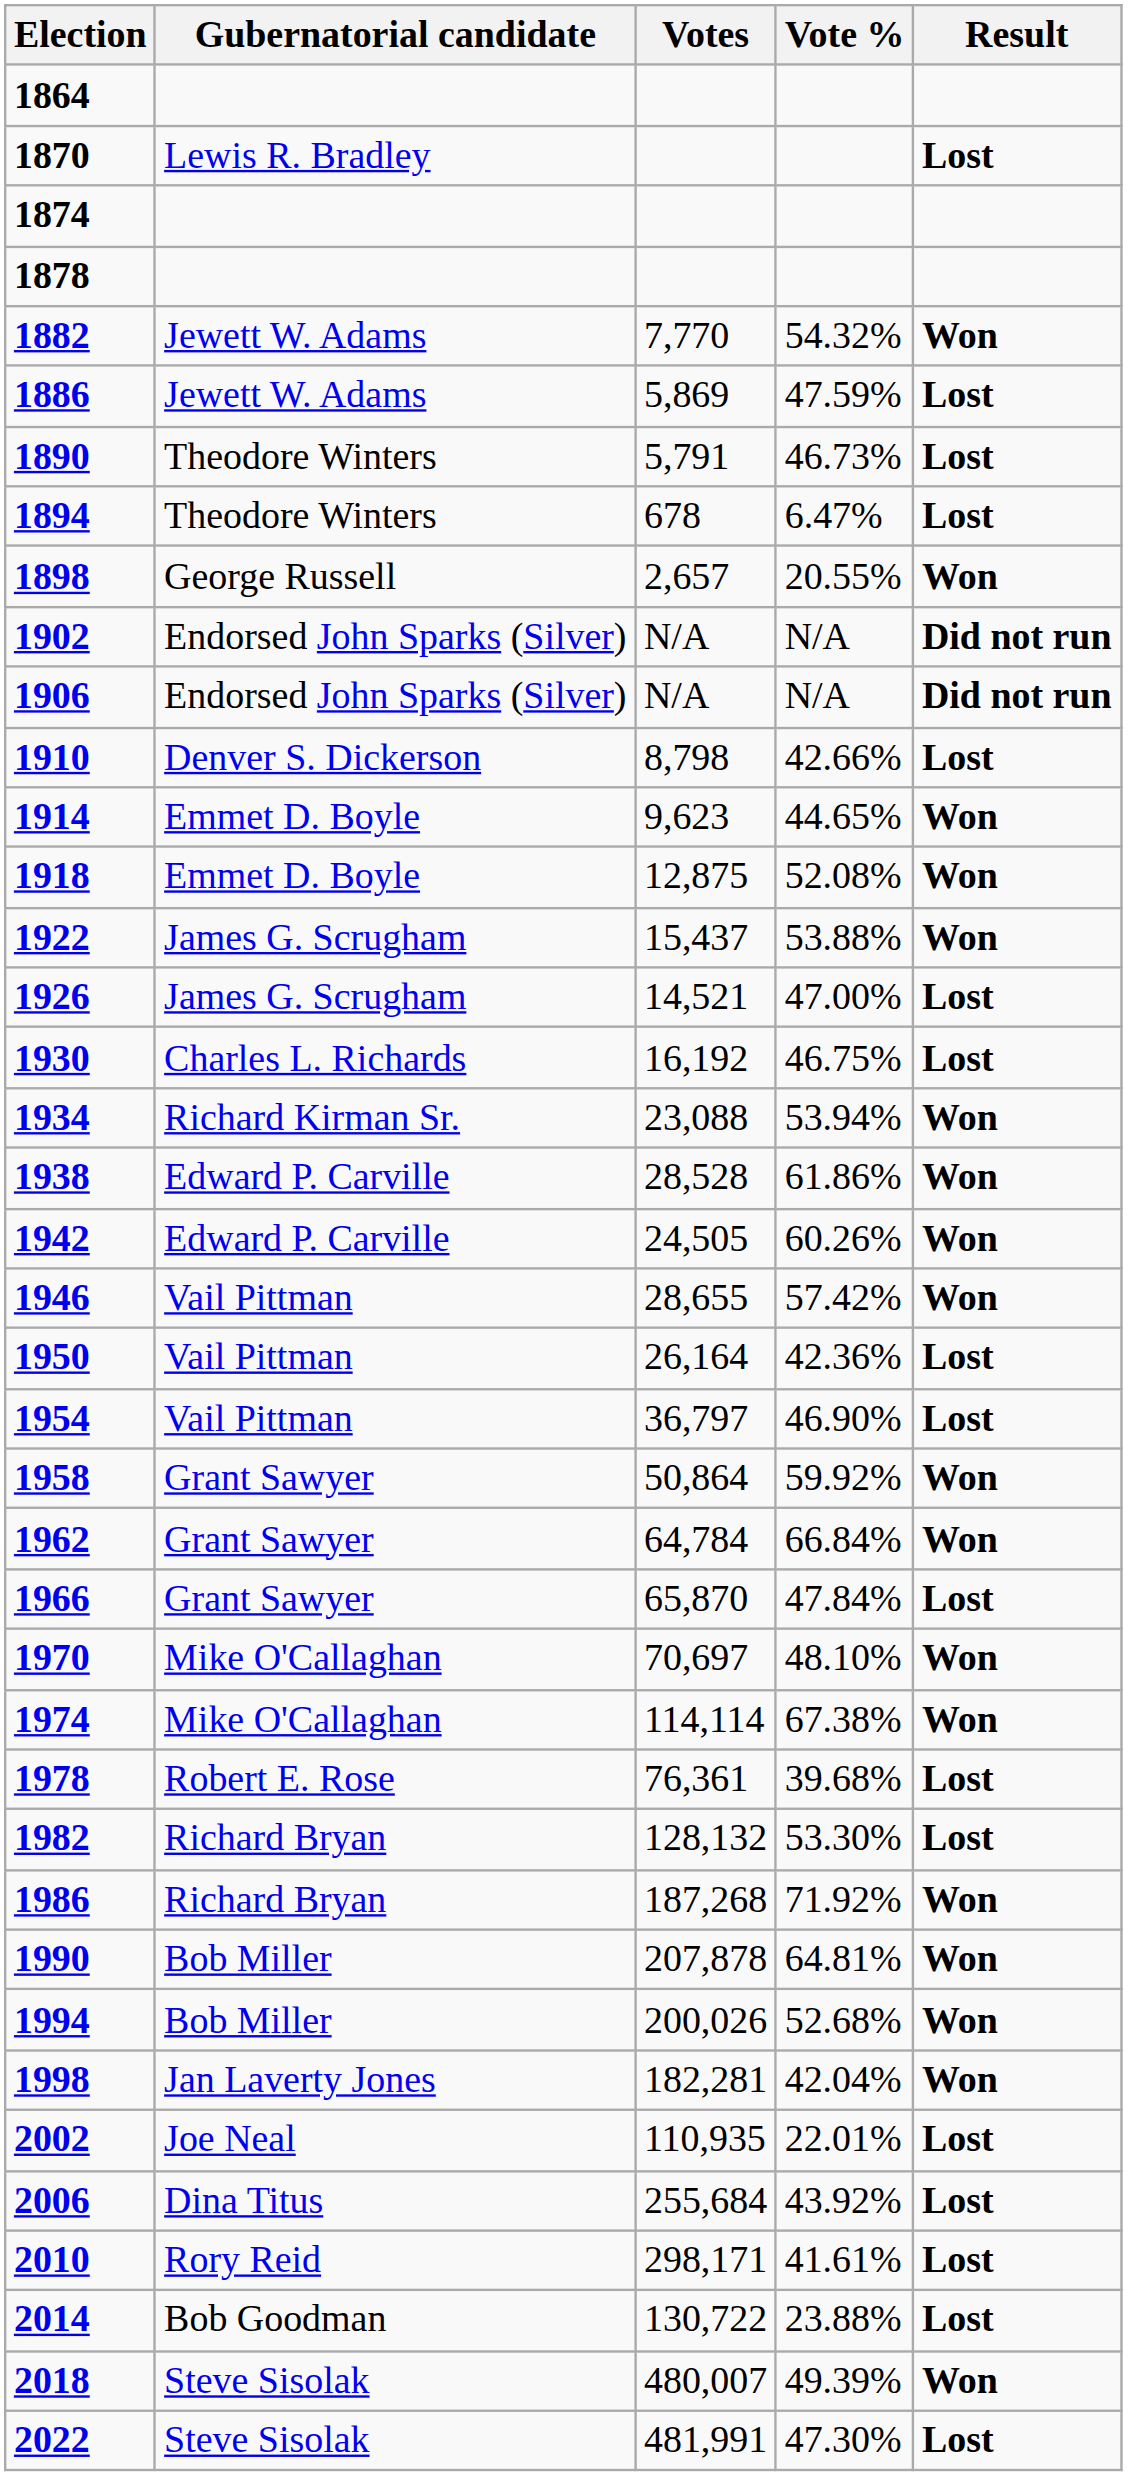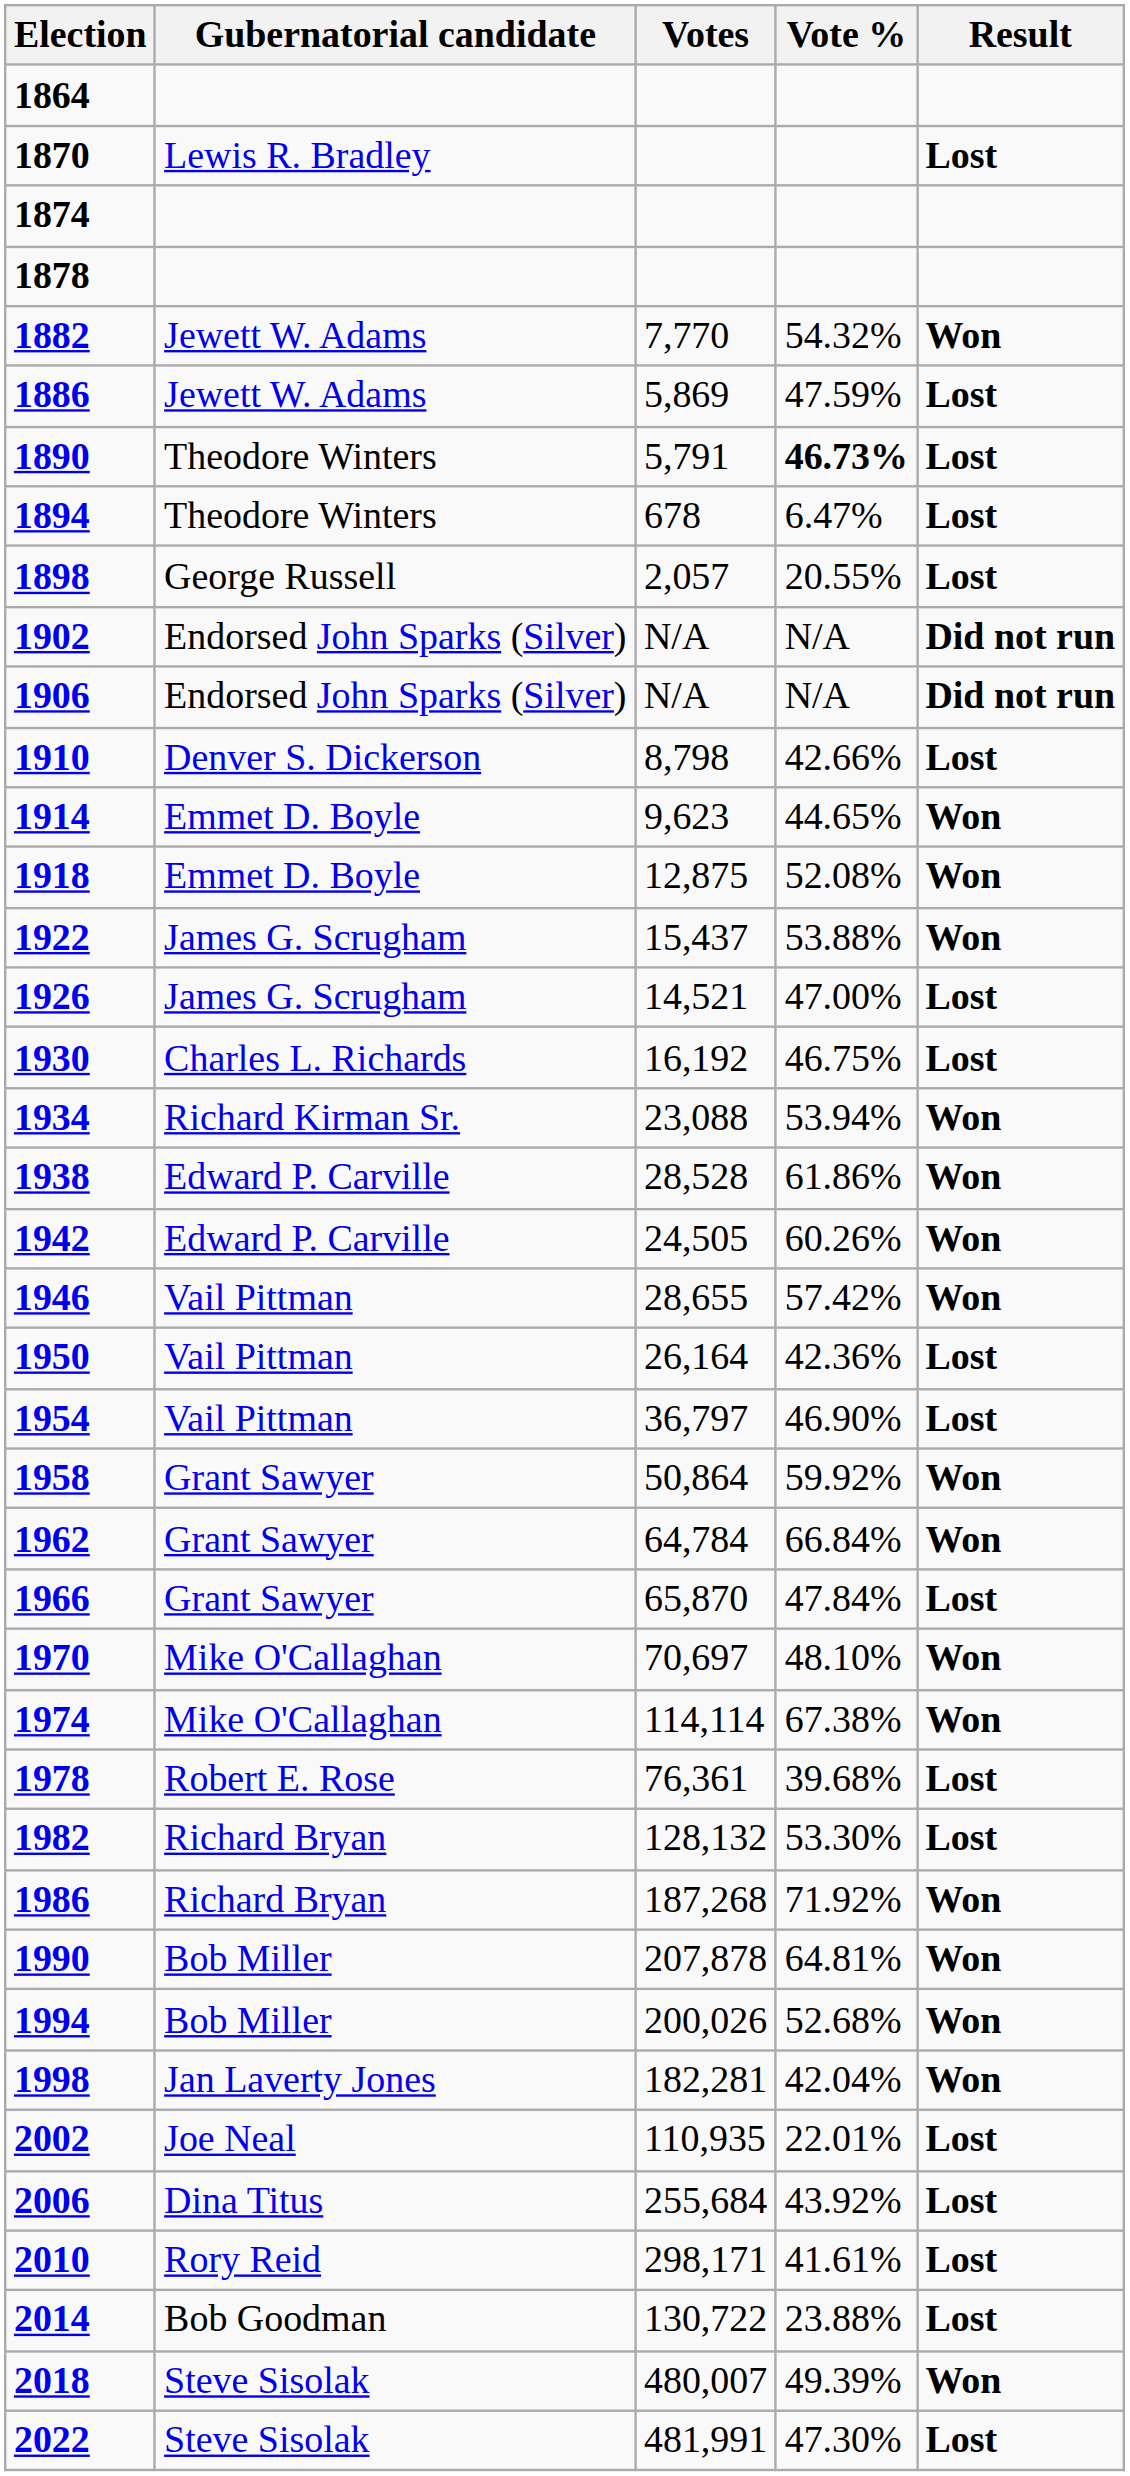(843, 455) normal -> (846, 455) bold
(687, 575) 2,657 -> (687, 575) 2,057
(960, 575) Won -> (961, 575) Lost
